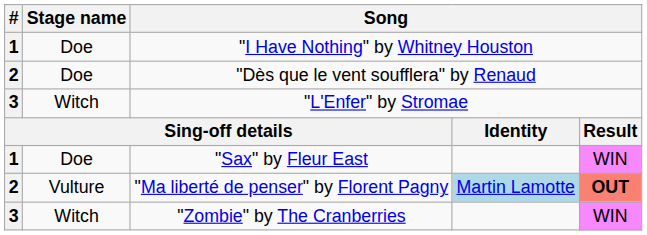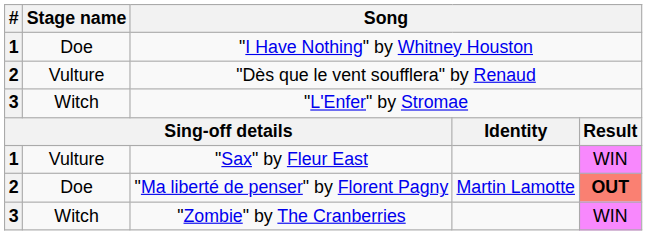(77, 74) Doe -> (77, 74) Vulture
(77, 159) Doe -> (77, 159) Vulture
(77, 187) Vulture -> (77, 187) Doe
(516, 187) lightblue background -> (516, 187) no background
